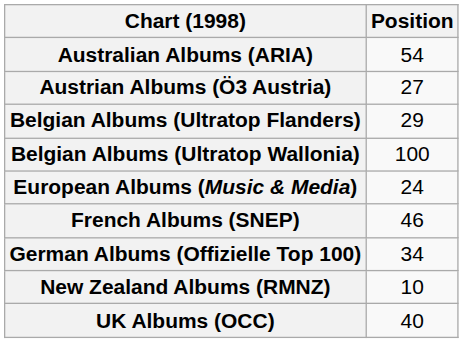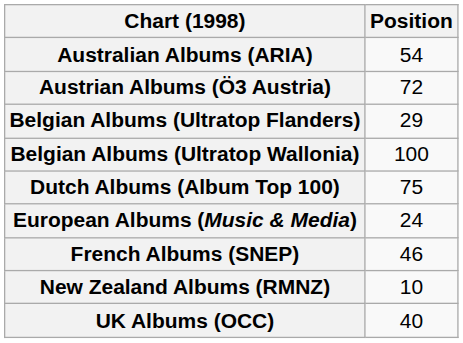(412, 87) 27 -> (411, 87) 72
+ row: (185, 187)
- row: (185, 253)
